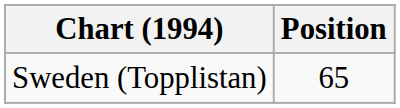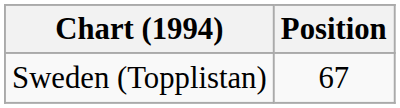(334, 77) 65 -> (334, 77) 67
